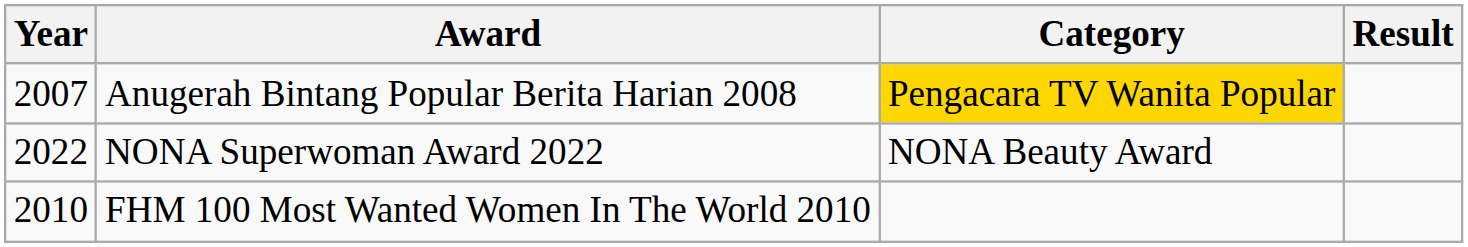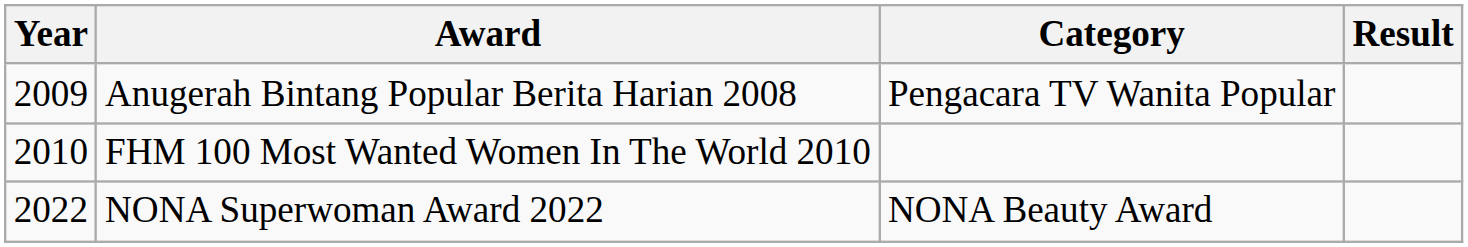(51, 92) 2007 -> (51, 92) 2009
(1112, 92) gold background -> (1112, 92) no background
rows swapped: (488, 210) <-> (354, 151)
